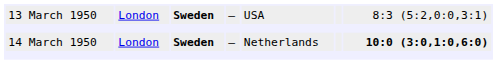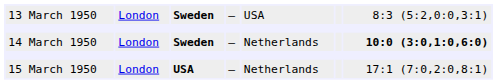+ row: (53, 69)
